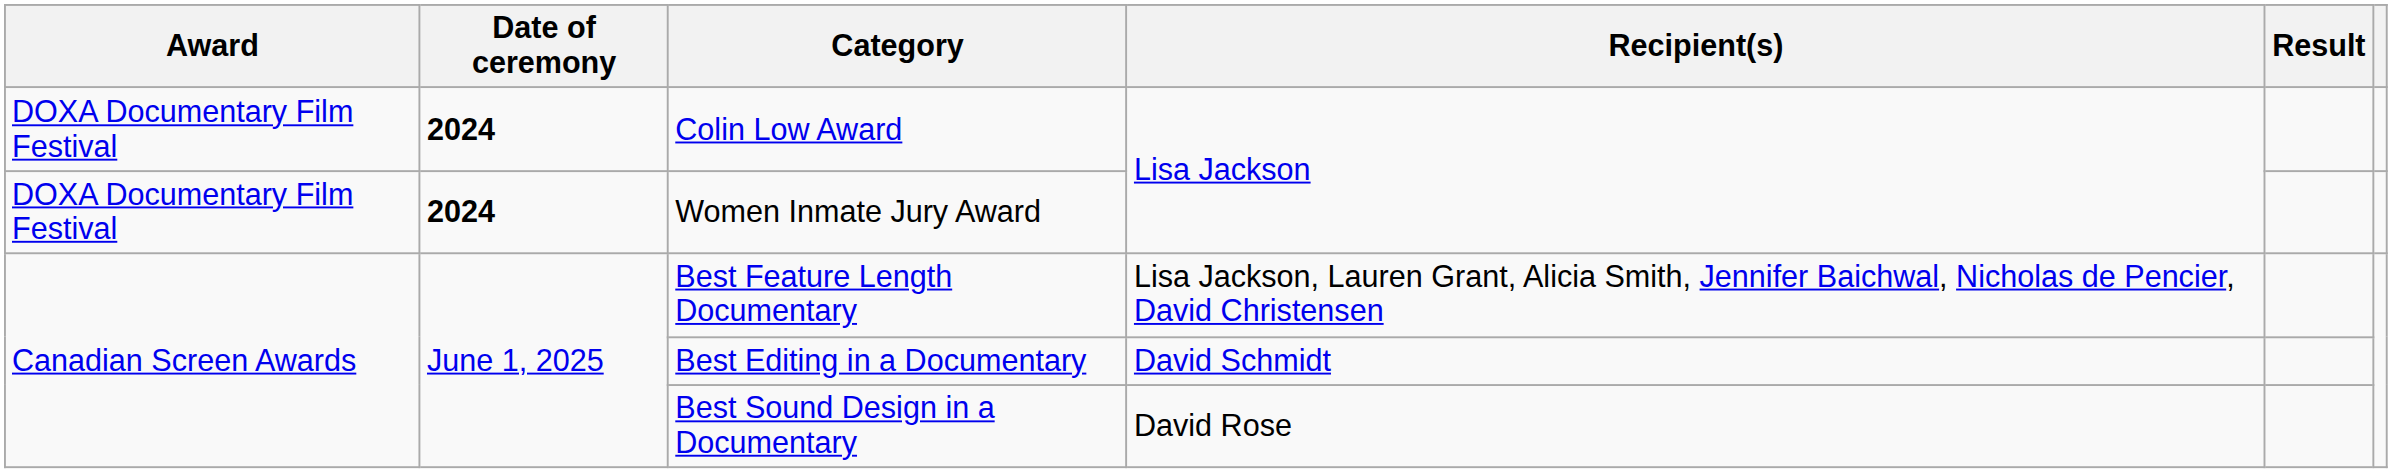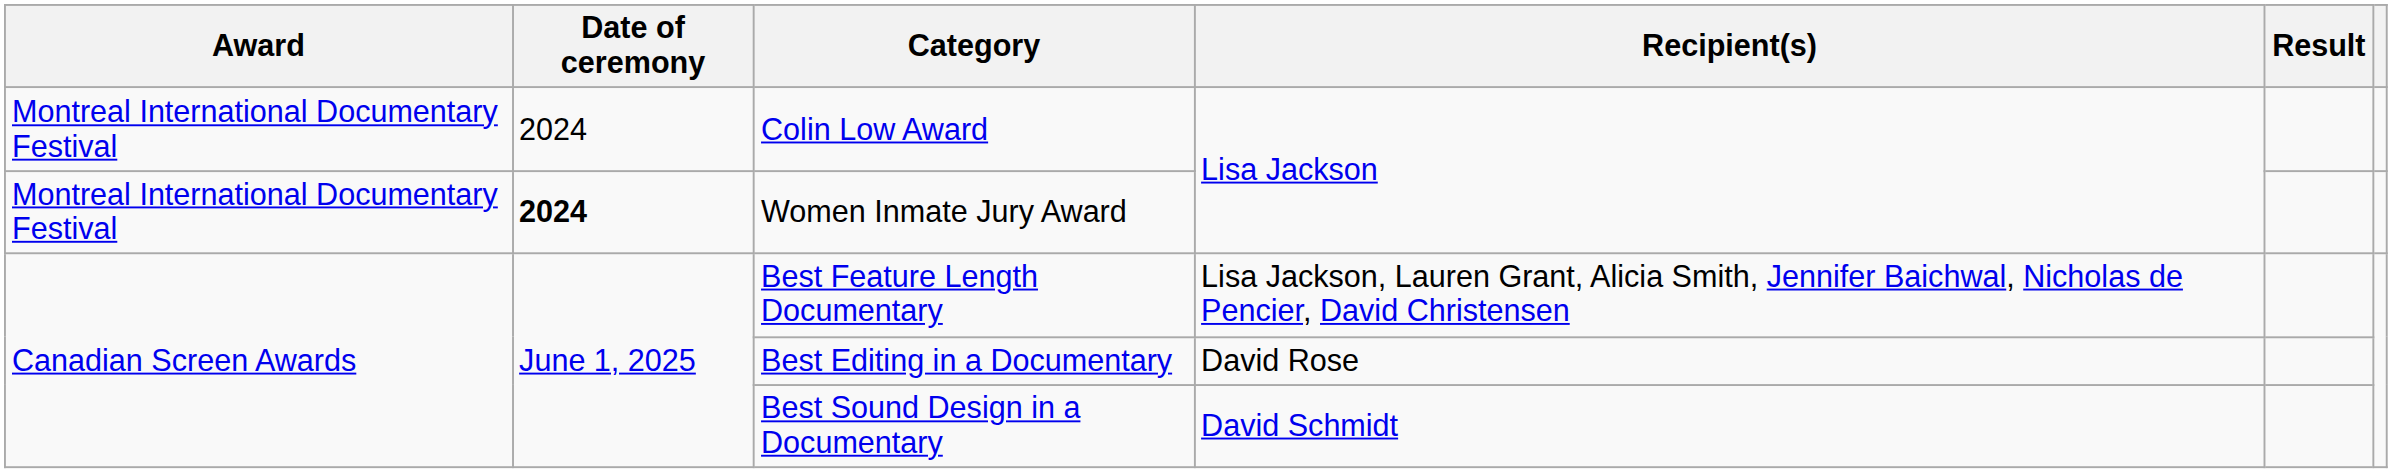(183, 128) DOXA Documentary Film Festival -> (255, 128) Montreal International Documentary Festival
(461, 128) bold -> (553, 128) normal
(183, 211) DOXA Documentary Film Festival -> (255, 211) Montreal International Documentary Festival
(1232, 360) David Schmidt -> (1280, 360) David Rose
(1213, 425) David Rose -> (1300, 425) David Schmidt
